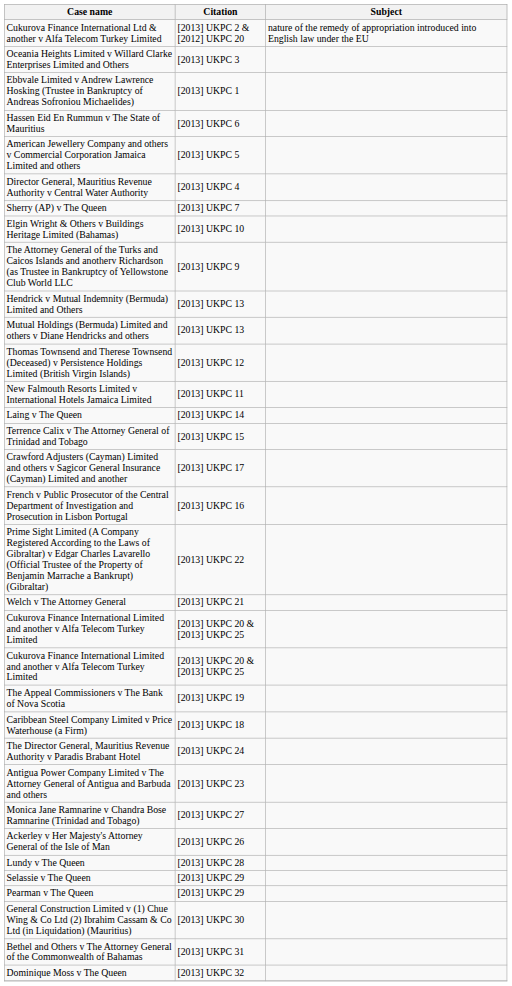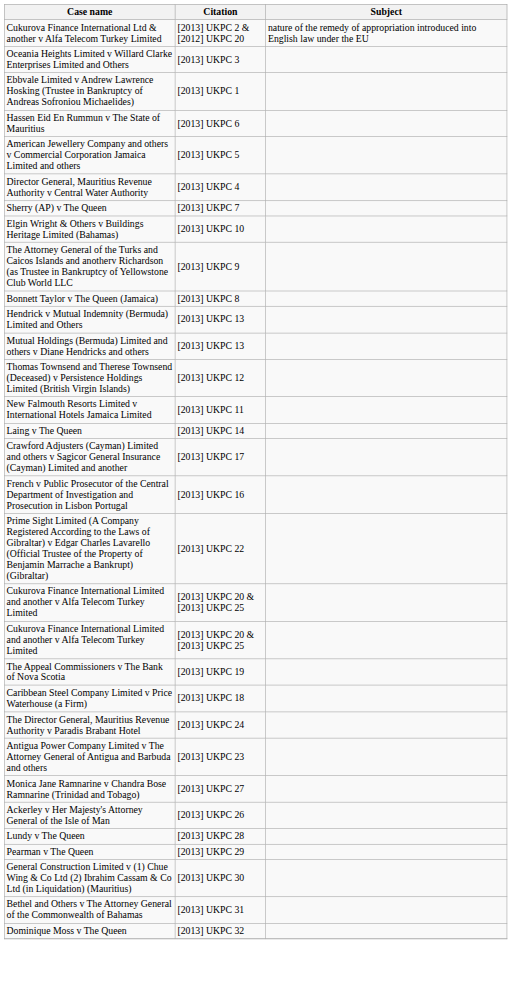+ row: (82, 298)
- row: (88, 436)
- row: (66, 602)
- row: (49, 878)
